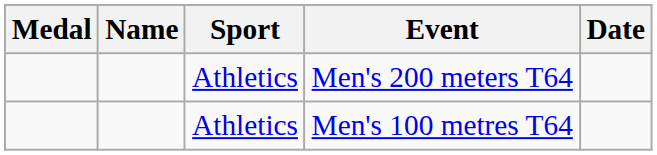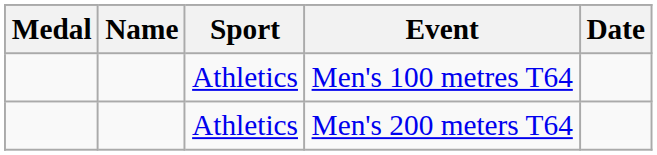rows swapped: (442, 77) <-> (442, 125)
